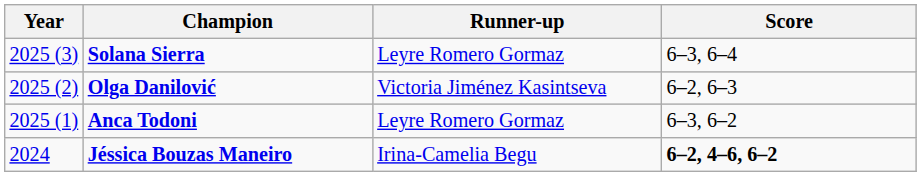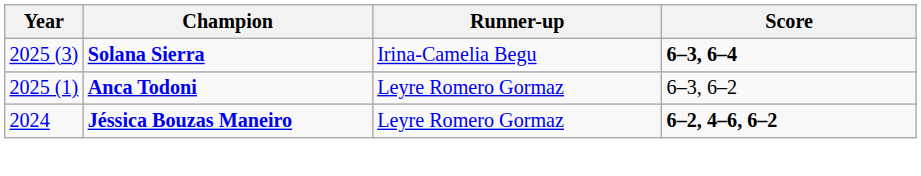(471, 54) Leyre Romero Gormaz -> (457, 54) Irina-Camelia Begu
(702, 54) normal -> (702, 54) bold
- row: (152, 88)
(457, 154) Irina-Camelia Begu -> (471, 121) Leyre Romero Gormaz
